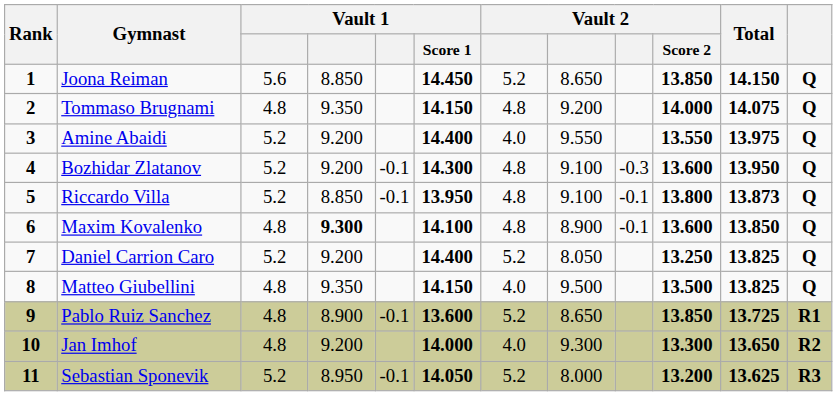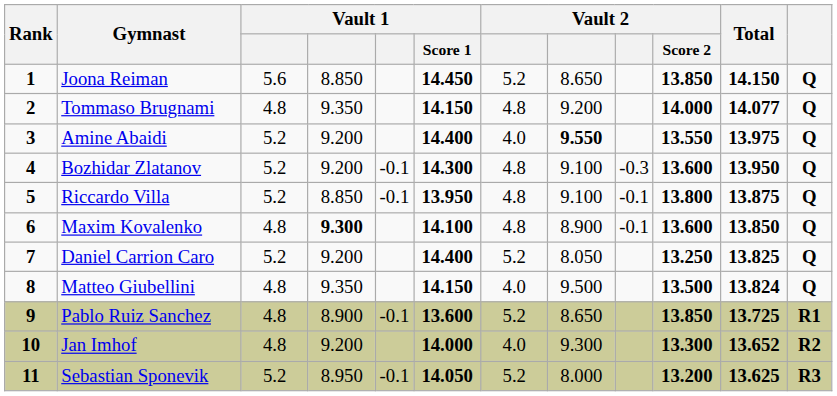(754, 108) 14.075 -> (754, 108) 14.077
(581, 138) normal -> (581, 138) bold
(754, 197) 13.873 -> (754, 197) 13.875
(754, 286) 13.825 -> (754, 286) 13.824
(754, 345) 13.650 -> (754, 345) 13.652
